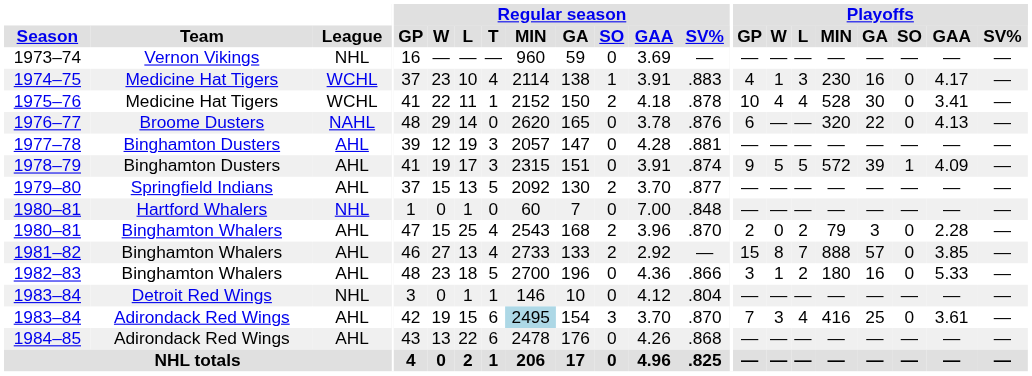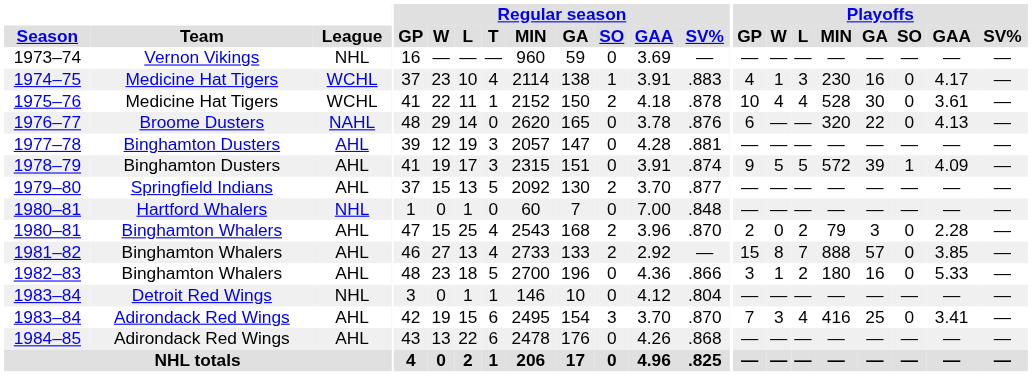(952, 101) 3.41 -> (952, 101) 3.61
(531, 317) lightblue background -> (531, 317) no background
(952, 317) 3.61 -> (952, 317) 3.41
